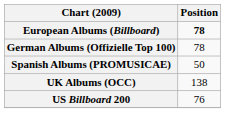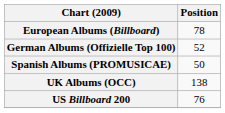(199, 30) bold -> (199, 30) normal
(199, 47) 78 -> (199, 47) 52
